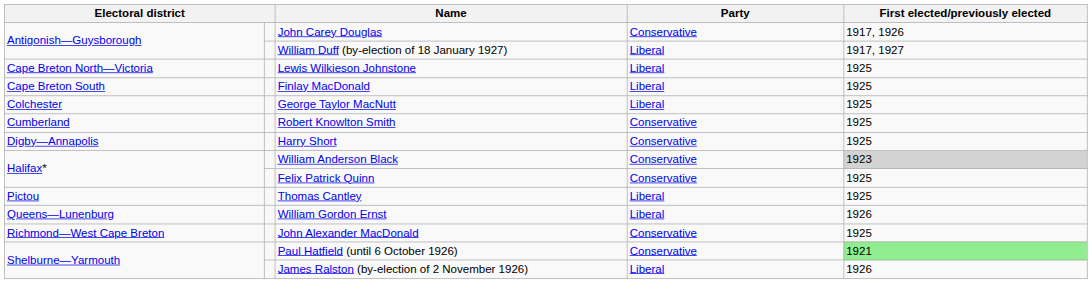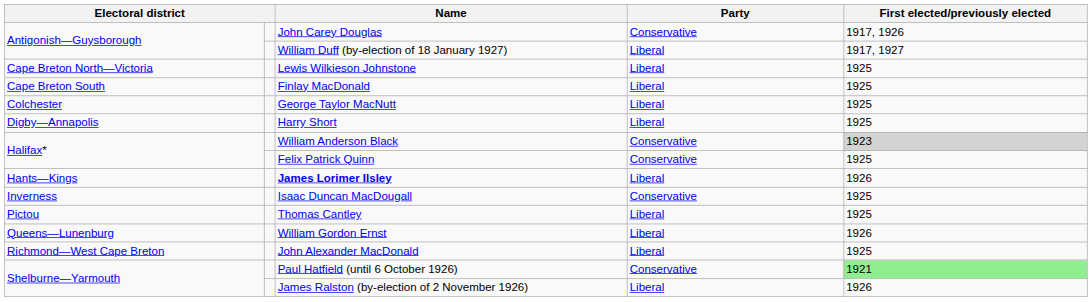- row: (337, 123)
(663, 141) Conservative -> (647, 123) Liberal
+ row: (335, 178)
+ row: (345, 196)
(663, 232) Conservative -> (647, 251) Liberal
